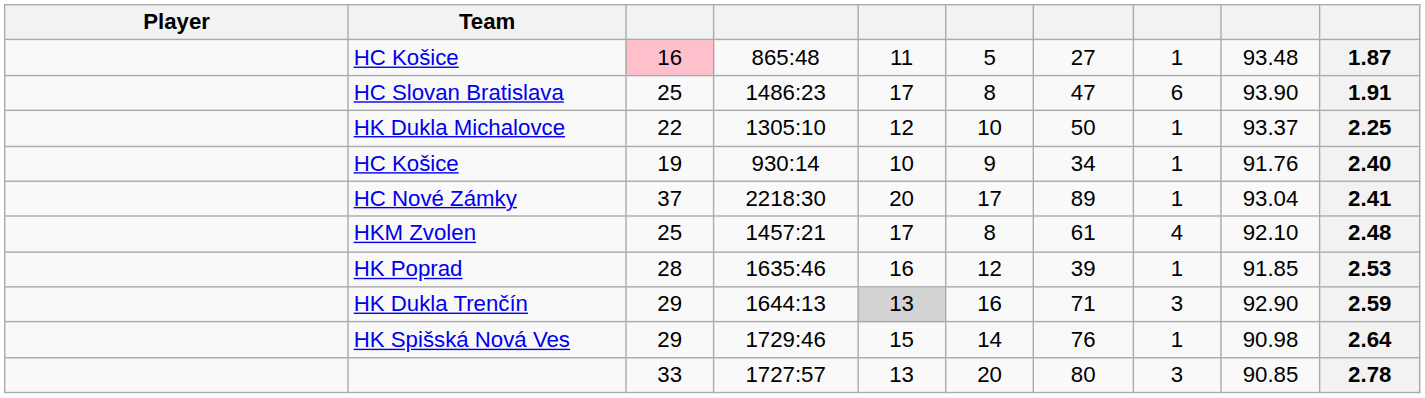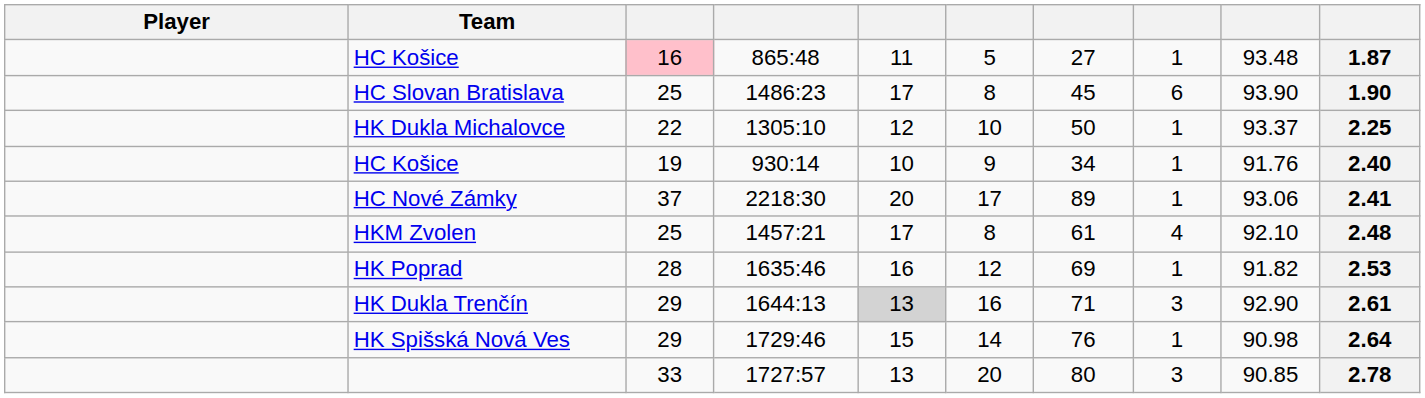(1083, 92) 47 -> (1083, 92) 45
(1370, 92) 1.91 -> (1370, 92) 1.90
(1271, 198) 93.04 -> (1271, 198) 93.06
(1083, 269) 39 -> (1083, 269) 69
(1271, 269) 91.85 -> (1271, 269) 91.82
(1370, 304) 2.59 -> (1370, 304) 2.61
